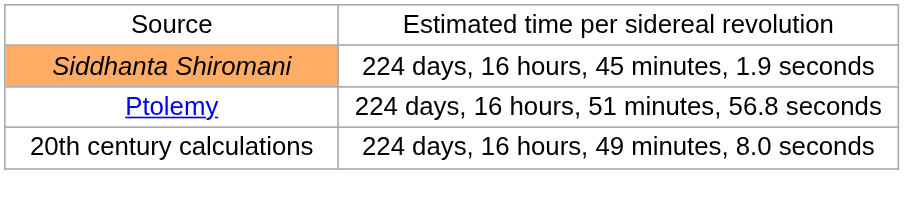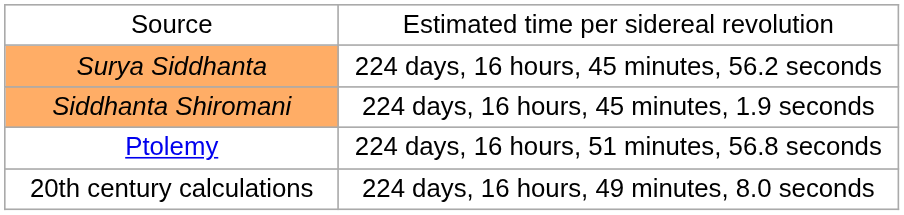+ row: (172, 65)
